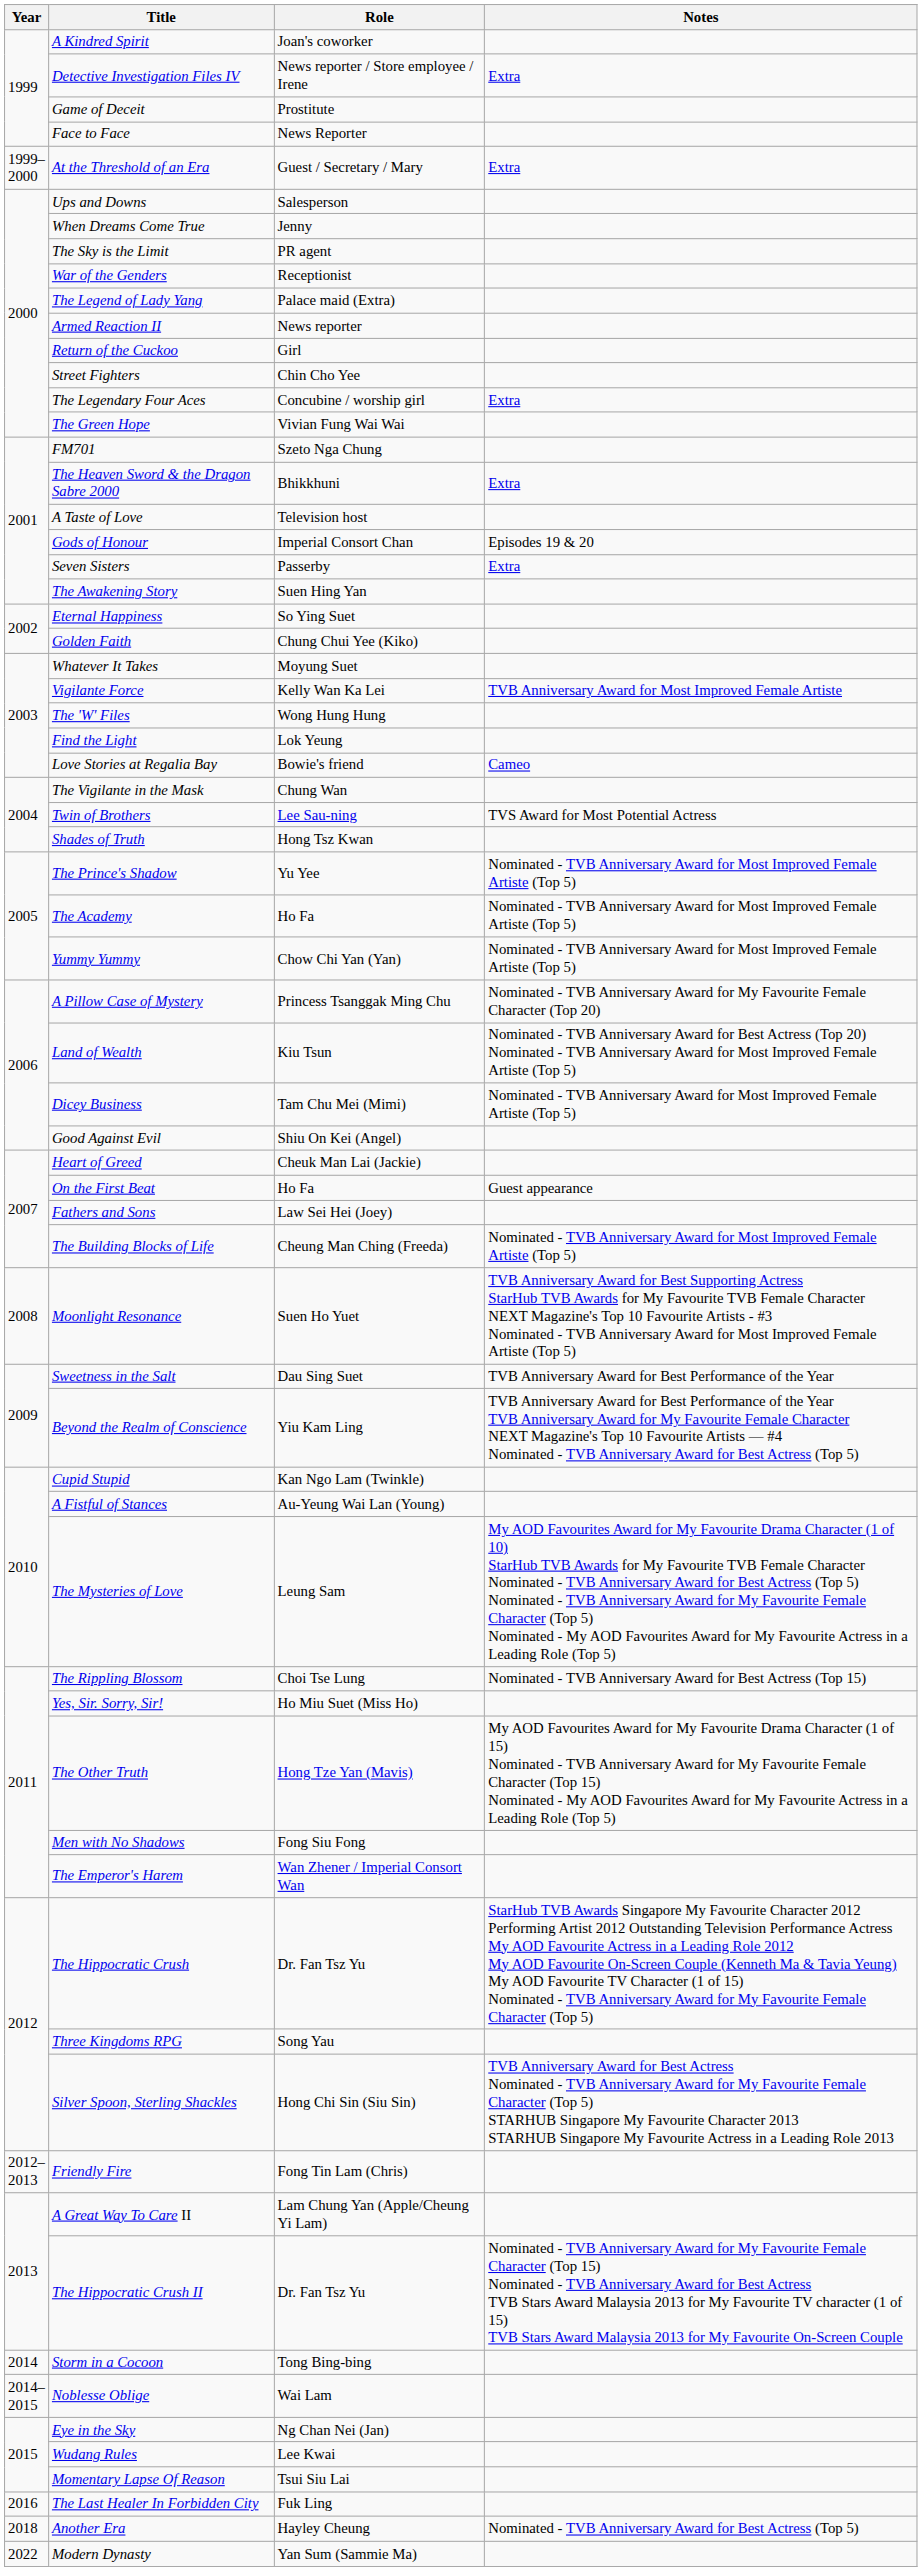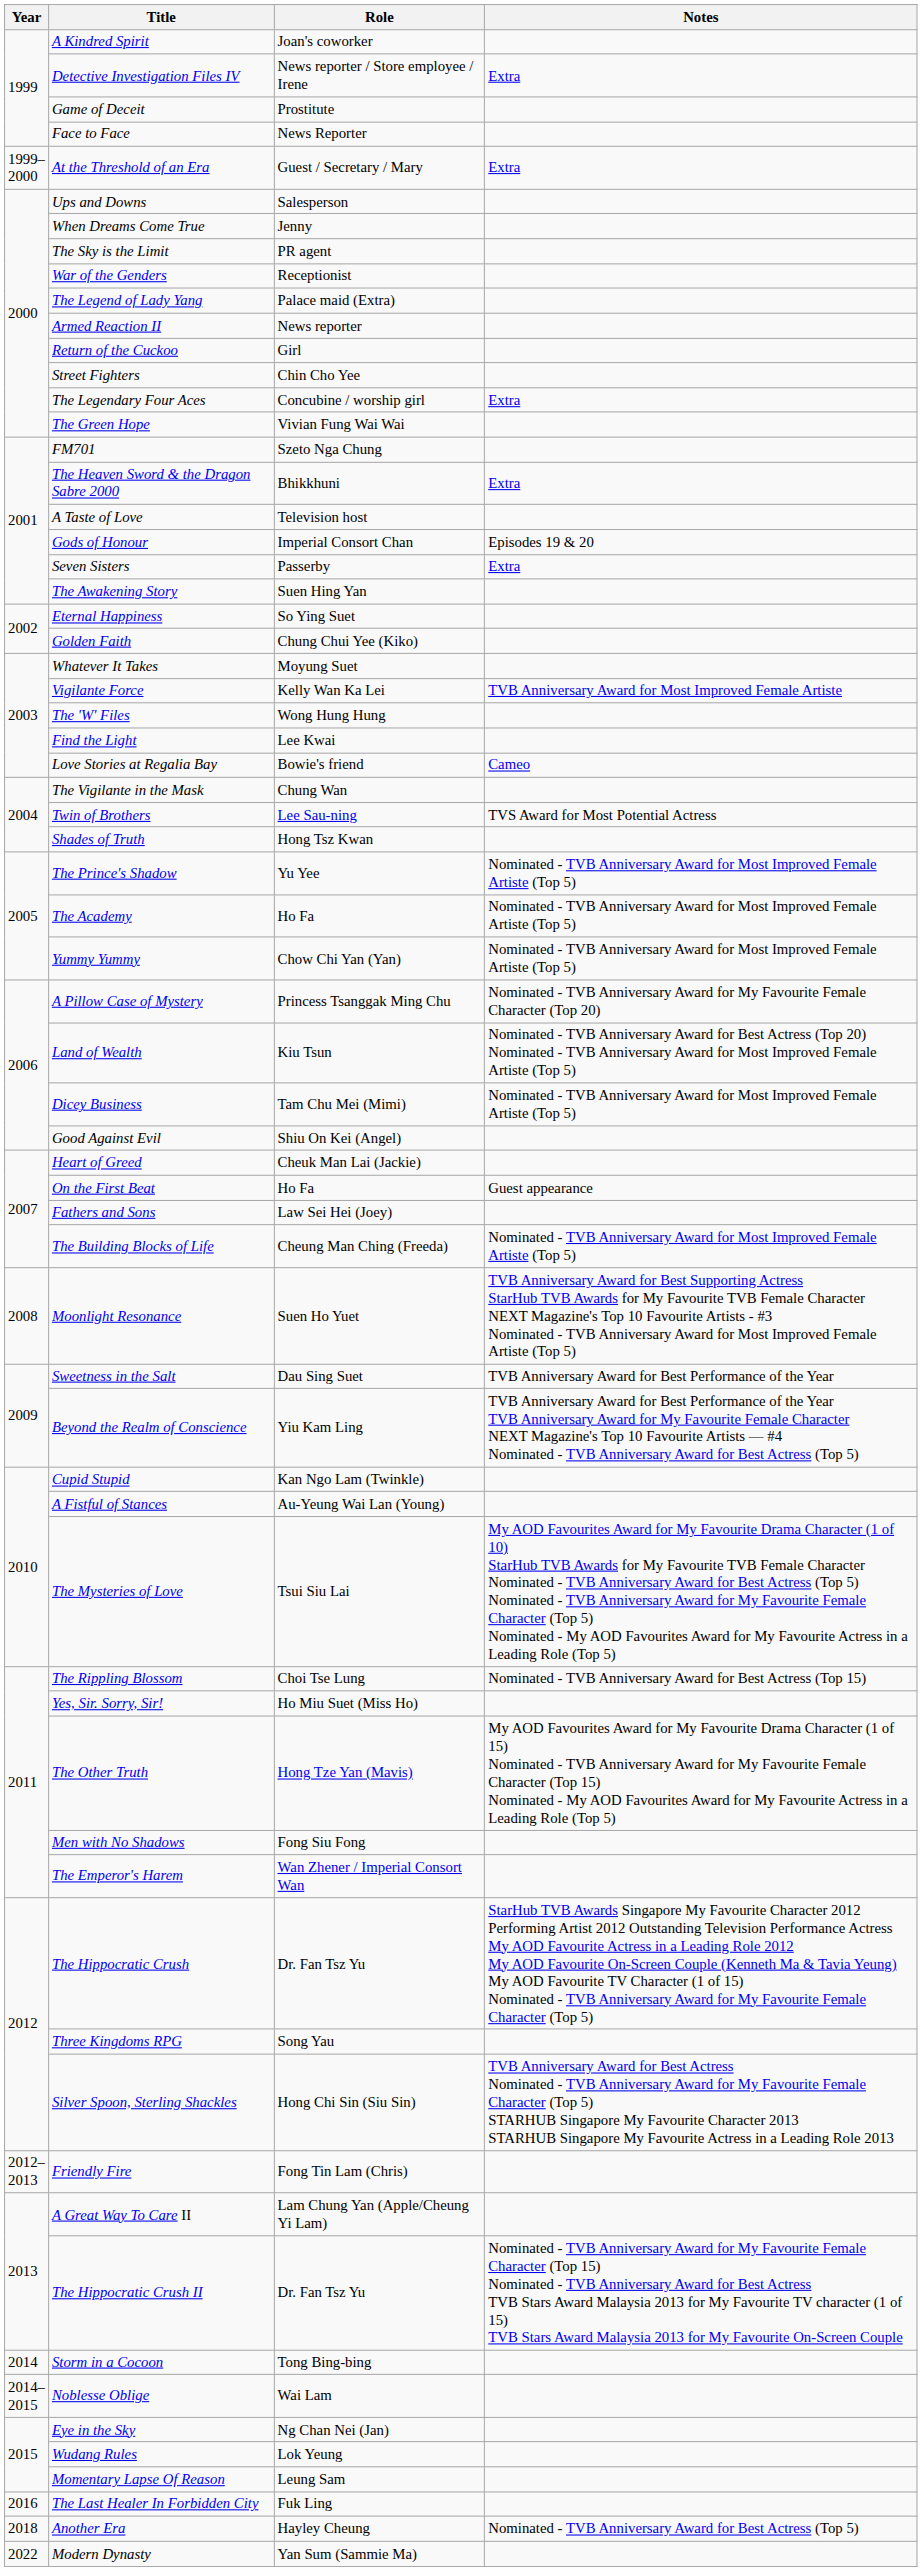(310, 740) Lok Yeung -> (306, 740) Lee Kwai
(311, 1591) Leung Sam -> (314, 1591) Tsui Siu Lai
(306, 2454) Lee Kwai -> (310, 2454) Lok Yeung
(314, 2479) Tsui Siu Lai -> (311, 2479) Leung Sam
